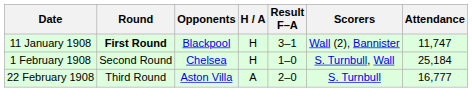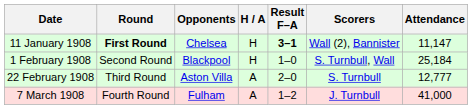(206, 43) Blackpool -> (206, 43) Chelsea
(287, 43) normal -> (287, 43) bold
(435, 43) 11,747 -> (435, 43) 11,147
(206, 60) Chelsea -> (206, 60) Blackpool
(435, 78) 16,777 -> (435, 78) 12,777
+ row: (50, 95)
